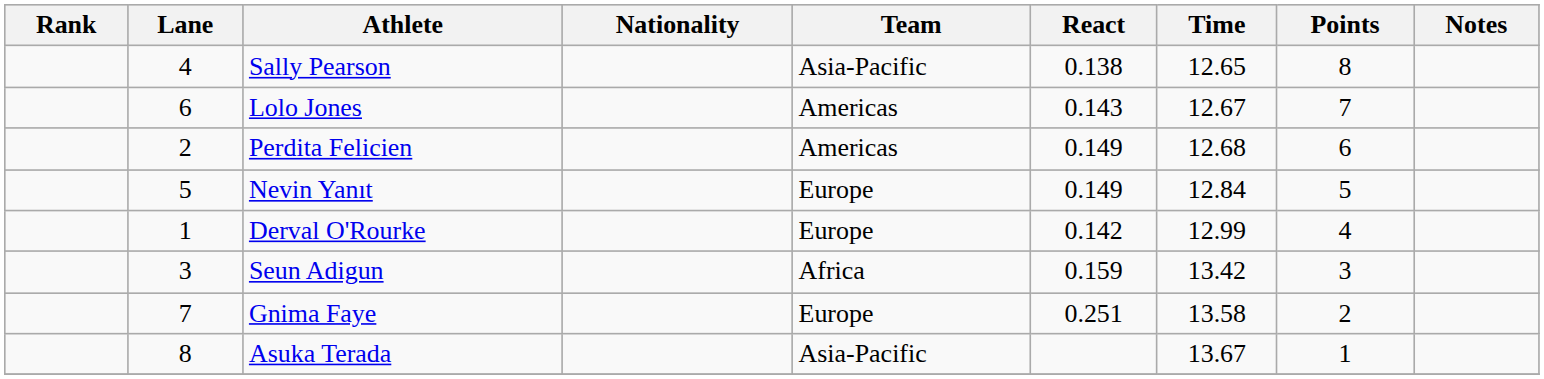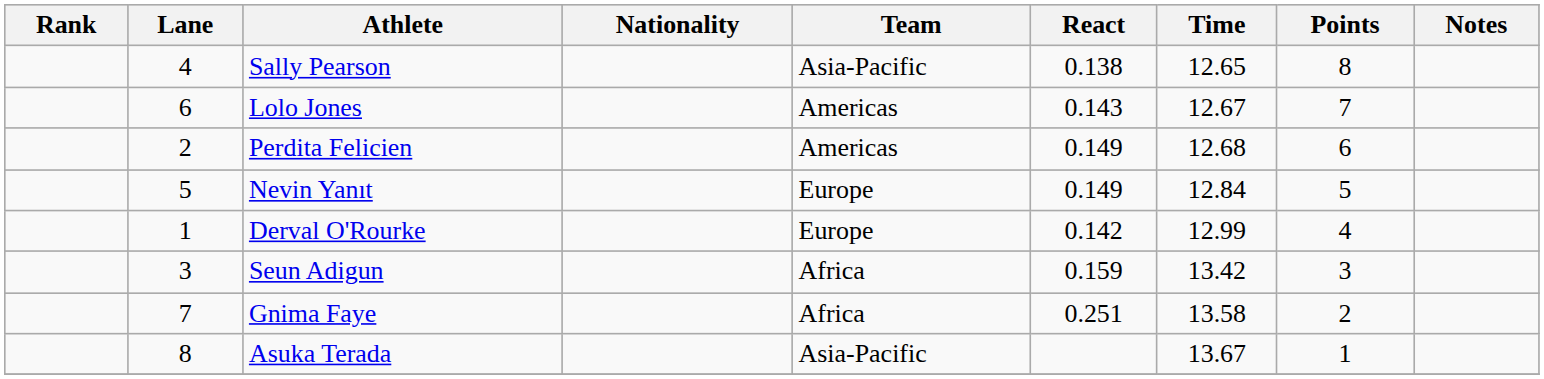(836, 312) Europe -> (832, 312) Africa
